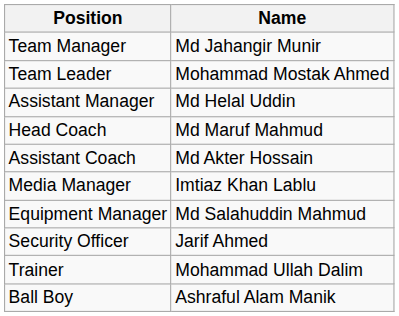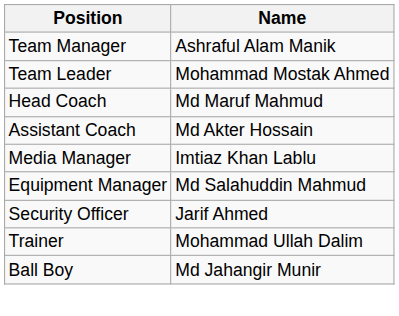(248, 46) Md Jahangir Munir -> (255, 46) Ashraful Alam Manik
- row: (81, 102)
(255, 297) Ashraful Alam Manik -> (248, 269) Md Jahangir Munir
